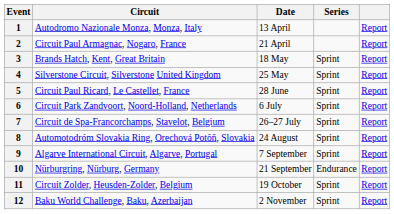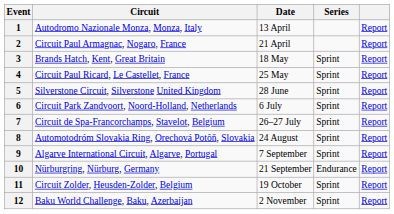(128, 74) Silverstone Circuit, Silverstone United Kingdom -> (112, 74) Circuit Paul Ricard, Le Castellet, France
(112, 90) Circuit Paul Ricard, Le Castellet, France -> (128, 90) Silverstone Circuit, Silverstone United Kingdom
